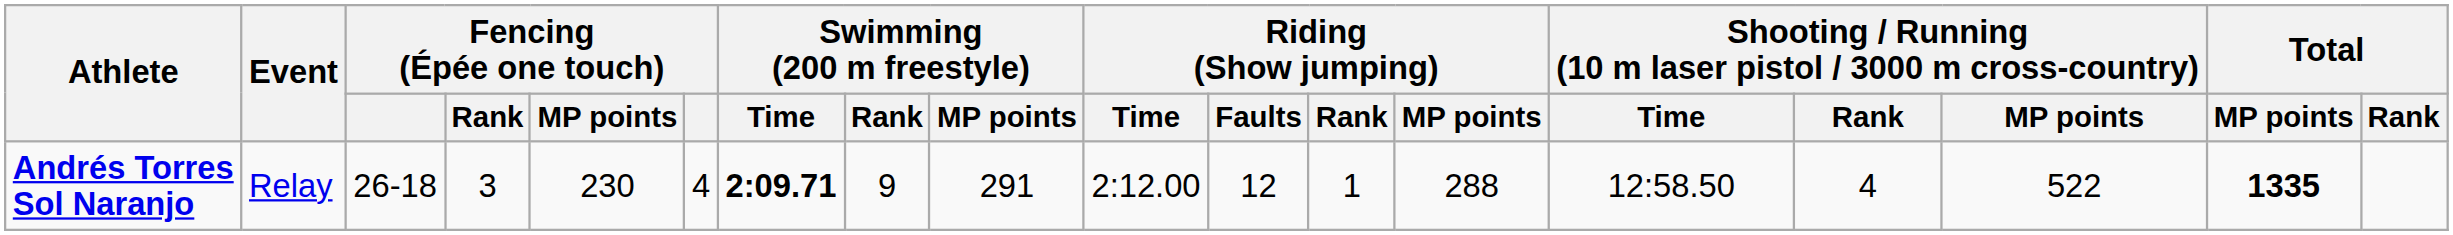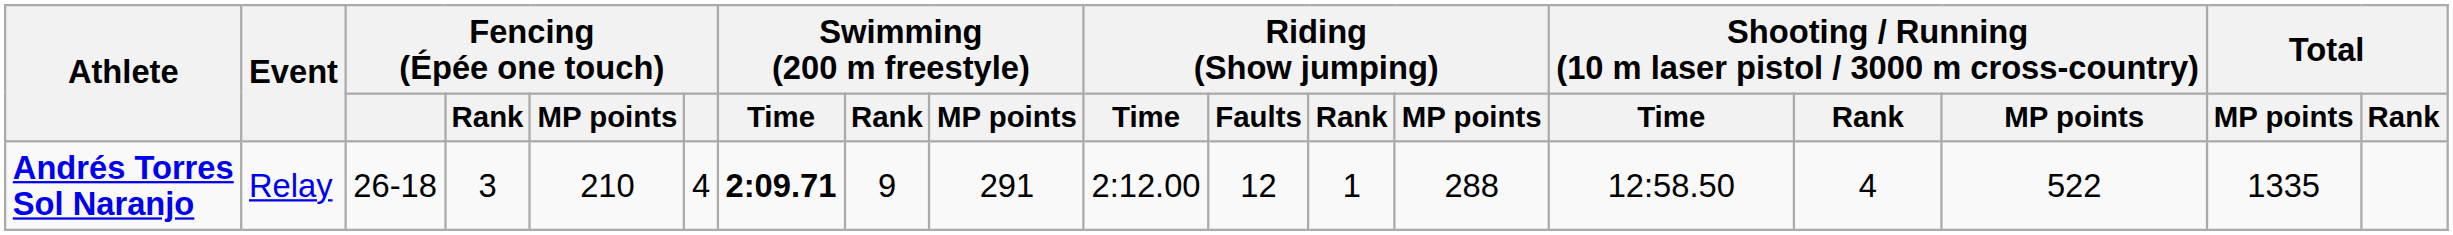(607, 185) 230 -> (607, 185) 210
(2284, 185) bold -> (2284, 185) normal
